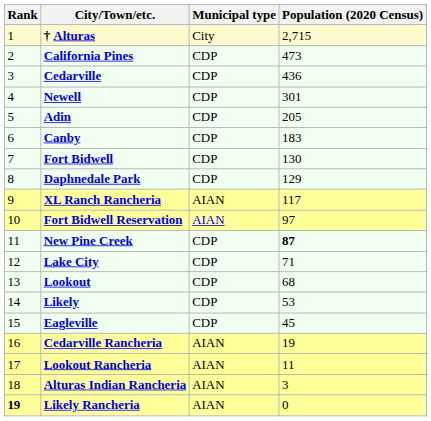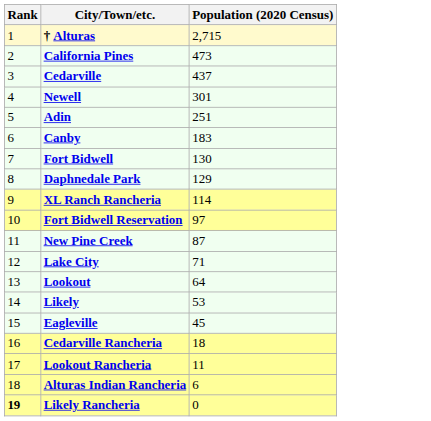- column: (234, 14)
(292, 76) 436 -> (202, 76) 437
(292, 117) 205 -> (202, 117) 251
(292, 199) 117 -> (202, 199) 114
(289, 240) bold -> (199, 240) normal
(289, 281) 68 -> (199, 281) 64
(289, 343) 19 -> (199, 343) 18
(285, 384) 3 -> (195, 384) 6
